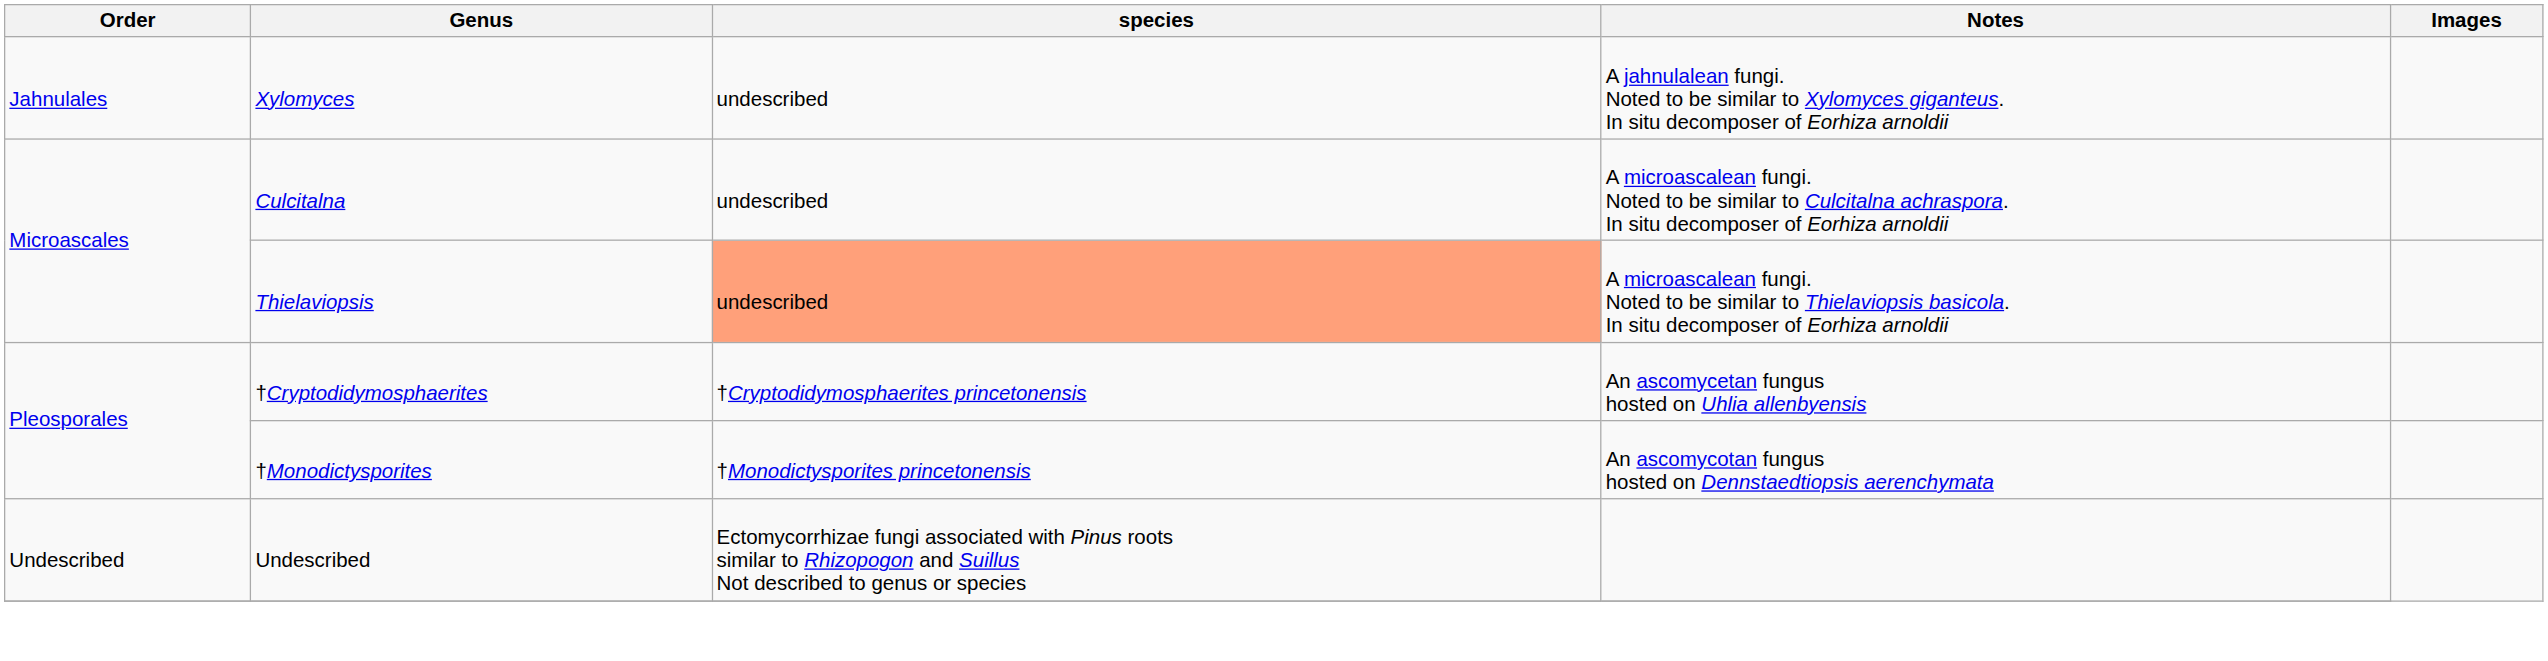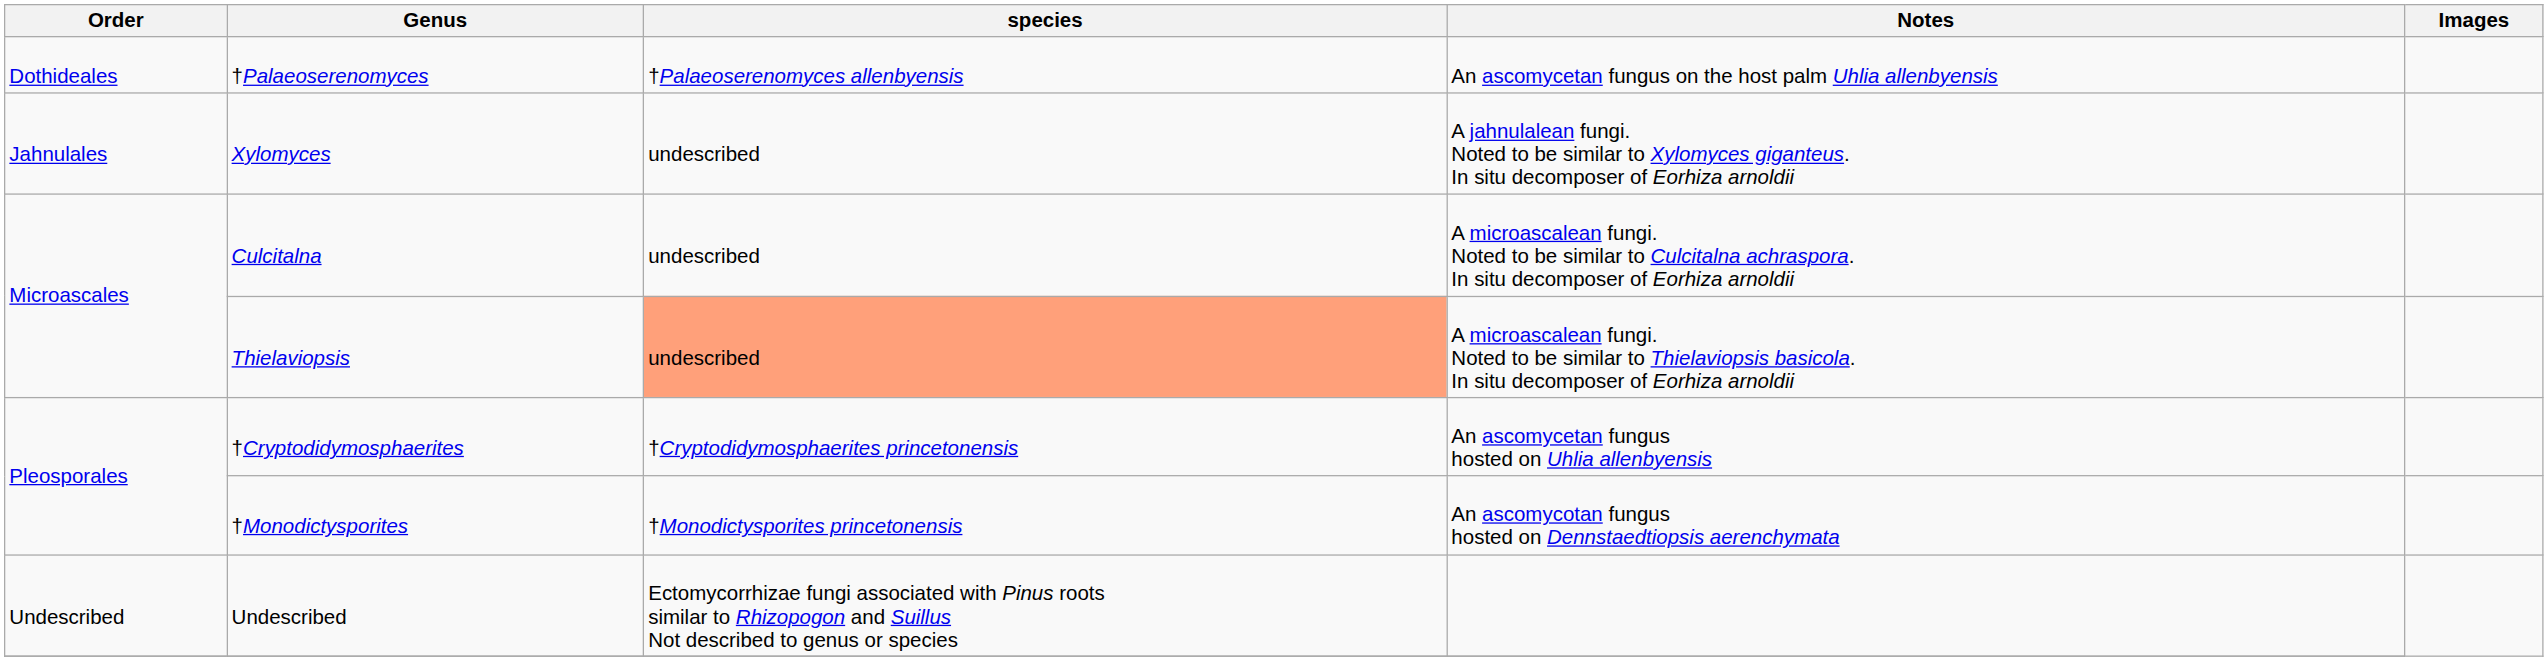+ row: (330, 76)
